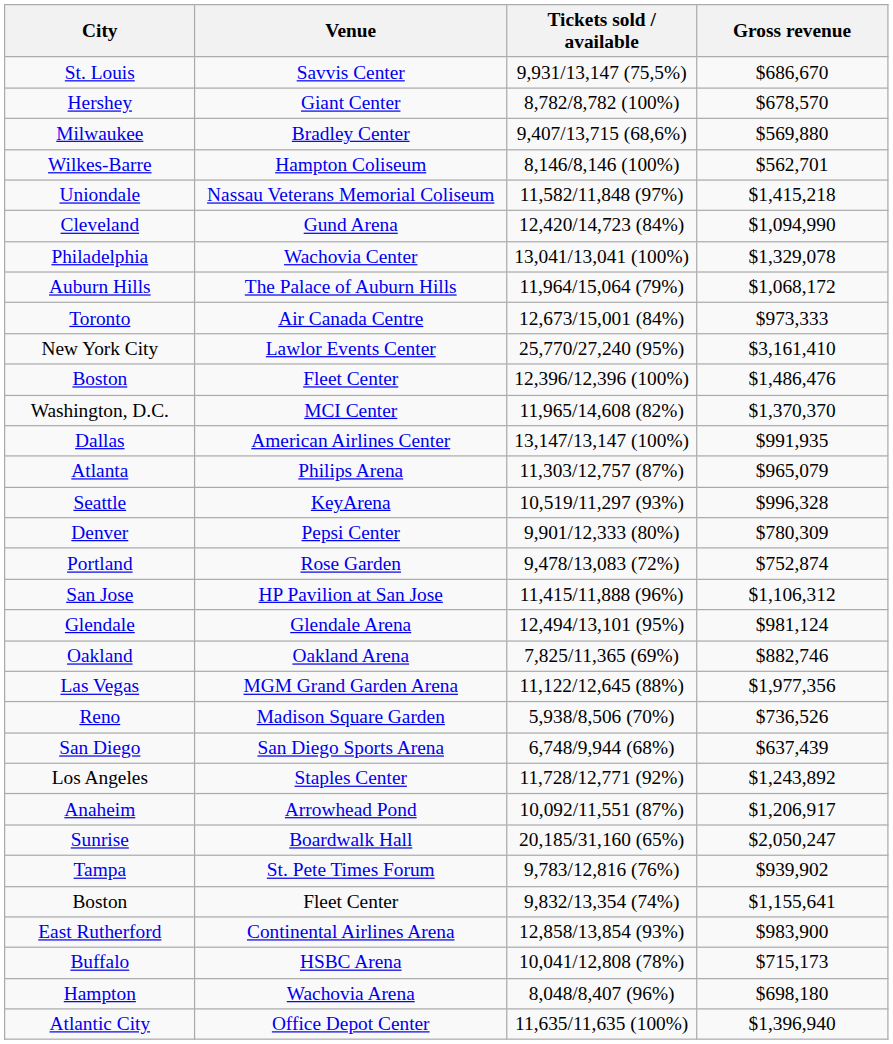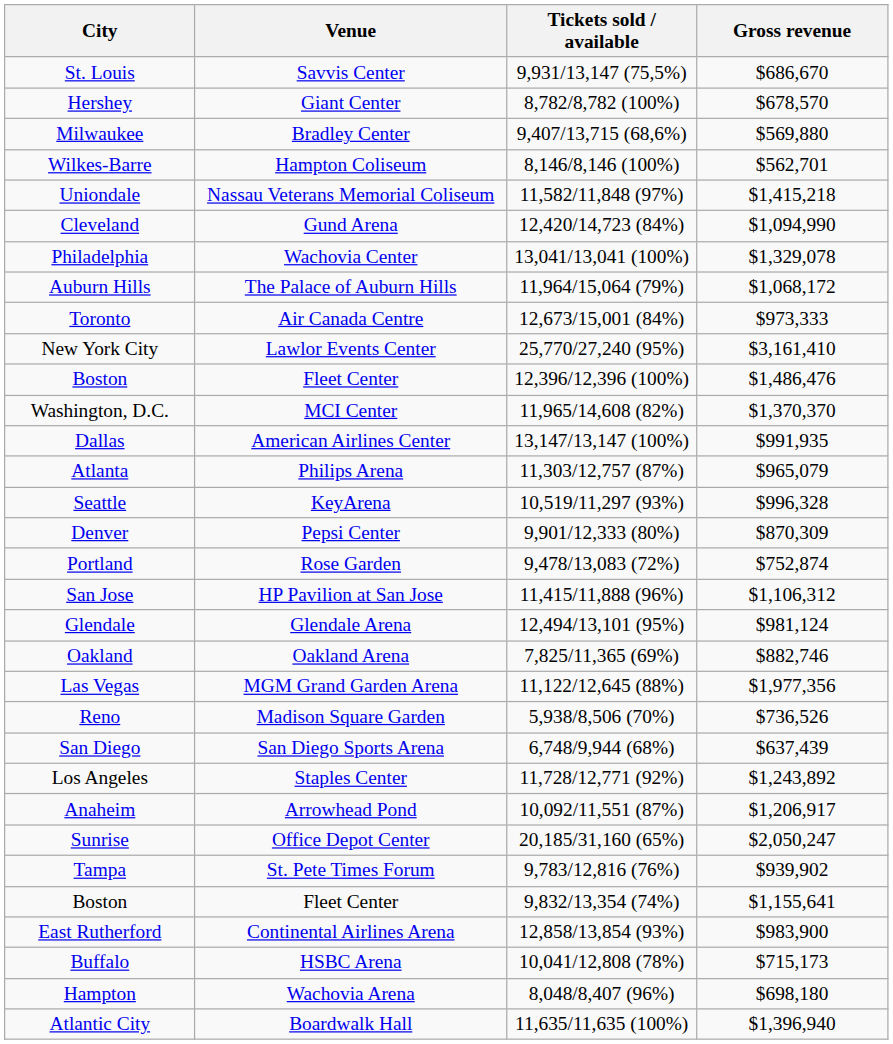(792, 532) $780,309 -> (792, 532) $870,309
(351, 839) Boardwalk Hall -> (351, 839) Office Depot Center
(351, 1024) Office Depot Center -> (351, 1024) Boardwalk Hall
